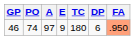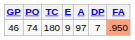columns swapped: (49, 12) <-> (78, 12)
(98, 27) 6 -> (98, 27) 7
